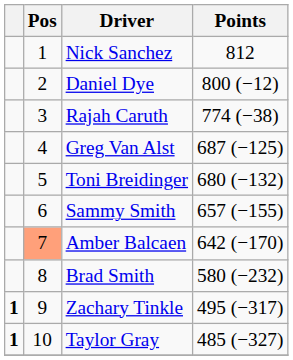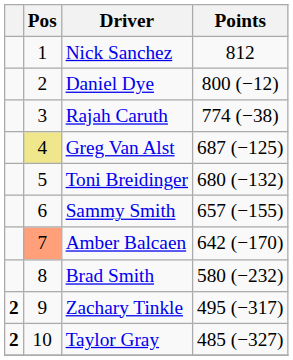(42, 147) no background -> (42, 147) khaki background
(14, 307) 1 -> (14, 307) 2
(14, 338) 1 -> (14, 338) 2
